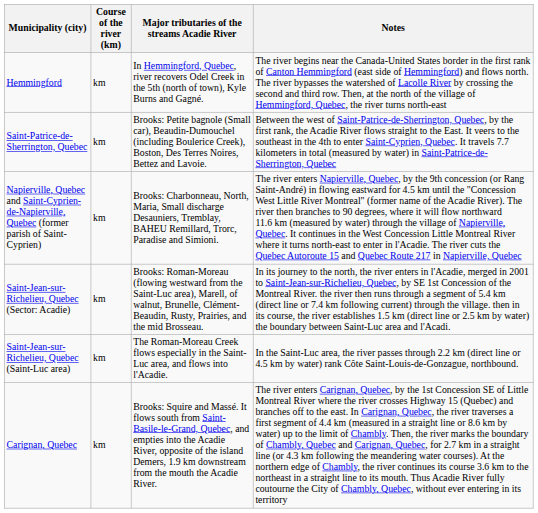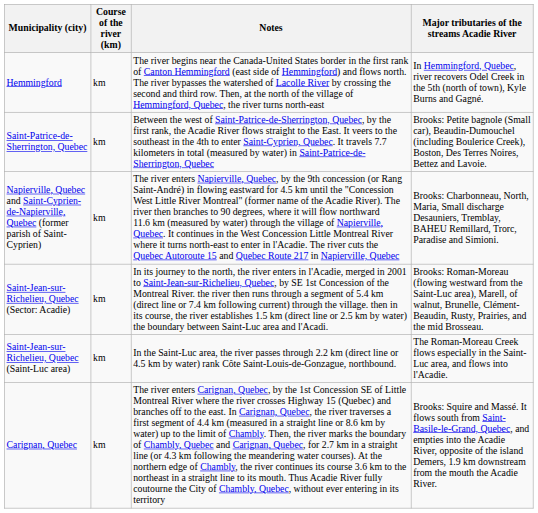columns swapped: (393, 28) <-> (192, 28)
